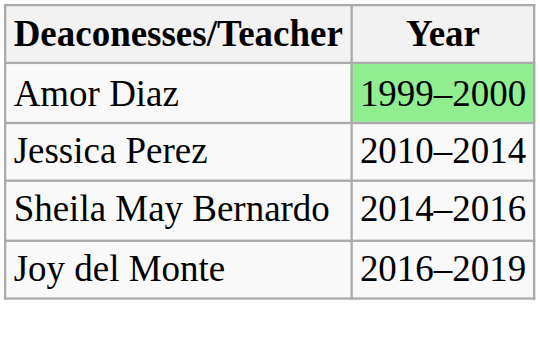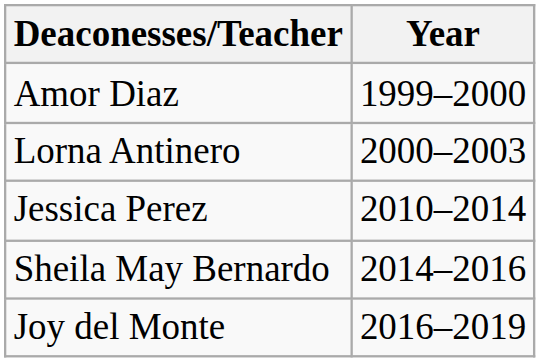(443, 92) lightgreen background -> (443, 92) no background
+ row: (127, 151)
